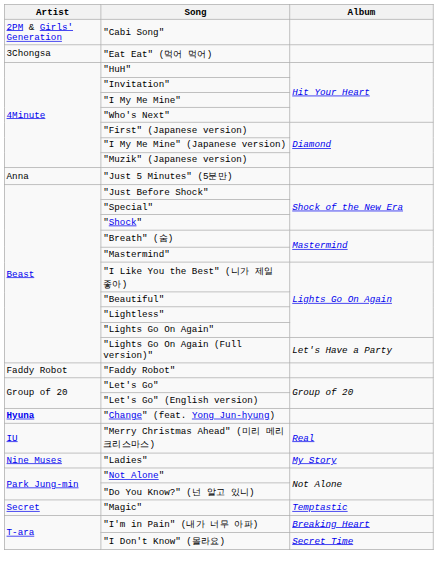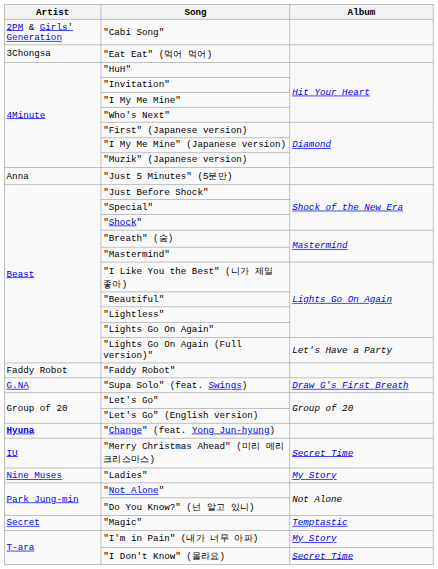+ row: (175, 385)
(303, 438) Real -> (323, 453) Secret Time
(331, 524) Breaking Heart -> (314, 539) My Story
